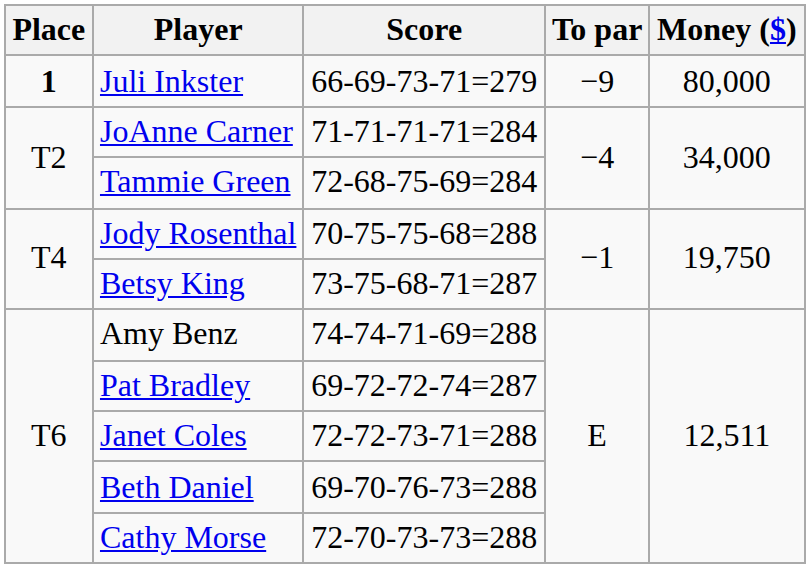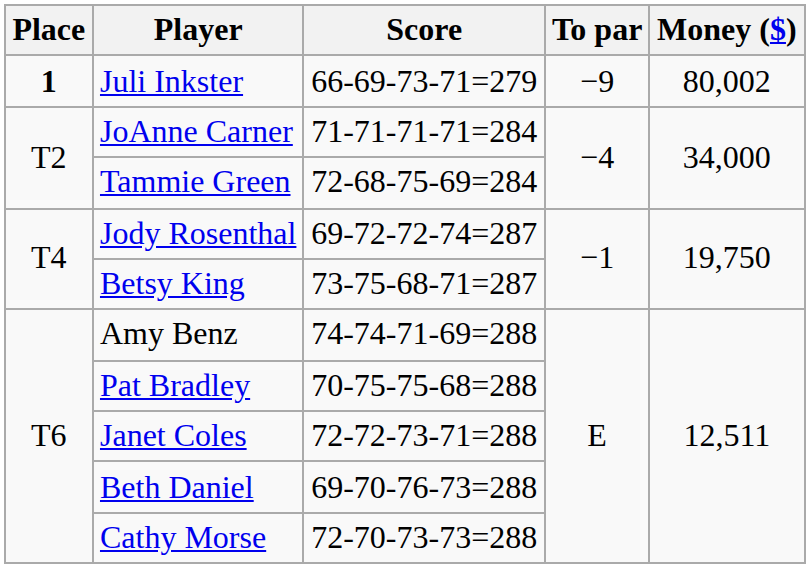(727, 80) 80,000 -> (727, 80) 80,002
(424, 232) 70-75-75-68=288 -> (424, 232) 69-72-72-74=287
(424, 385) 69-72-72-74=287 -> (424, 385) 70-75-75-68=288
